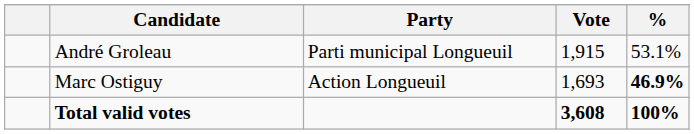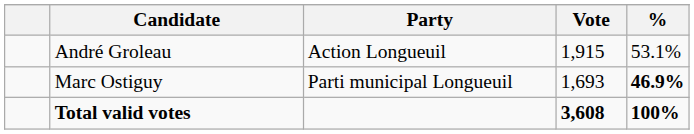(410, 50) Parti municipal Longueuil -> (377, 50) Action Longueuil
(377, 81) Action Longueuil -> (410, 81) Parti municipal Longueuil
